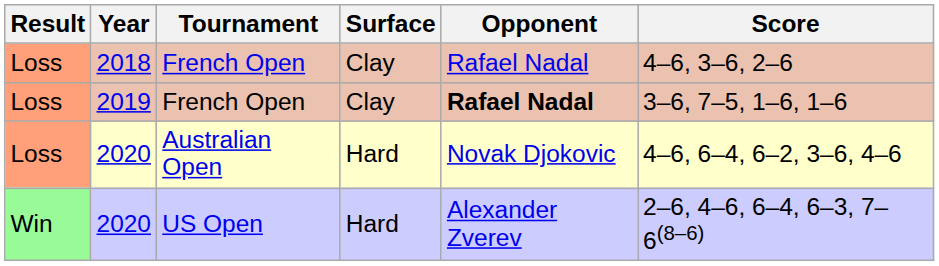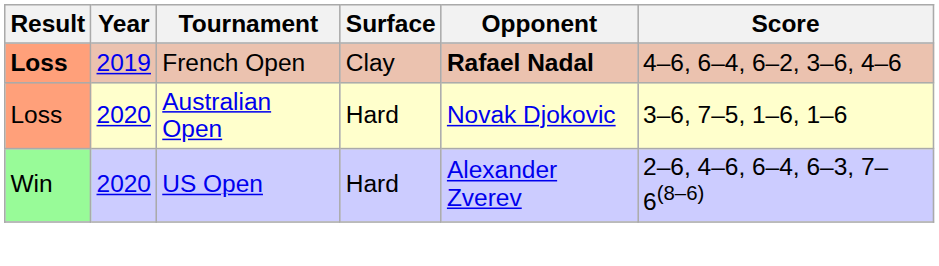- row: (124, 62)
(36, 101) normal -> (39, 62) bold
(745, 101) 3–6, 7–5, 1–6, 1–6 -> (772, 62) 4–6, 6–4, 6–2, 3–6, 4–6
(772, 154) 4–6, 6–4, 6–2, 3–6, 4–6 -> (745, 115) 3–6, 7–5, 1–6, 1–6
